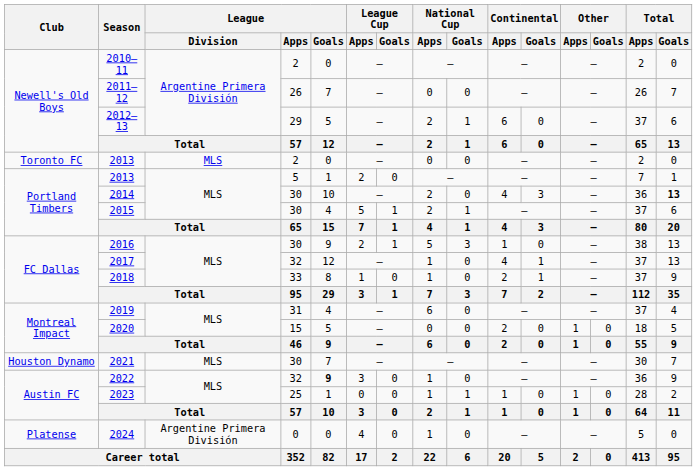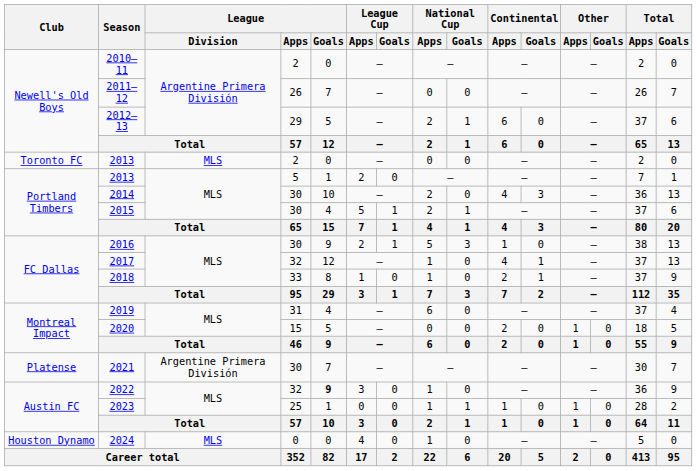(674, 194) bold -> (674, 194) normal
(52, 361) Houston Dynamo -> (52, 367) Platense
(213, 361) MLS -> (213, 367) Argentine Primera División
(52, 434) Platense -> (52, 440) Houston Dynamo
(213, 434) Argentine Primera División -> (213, 440) MLS
